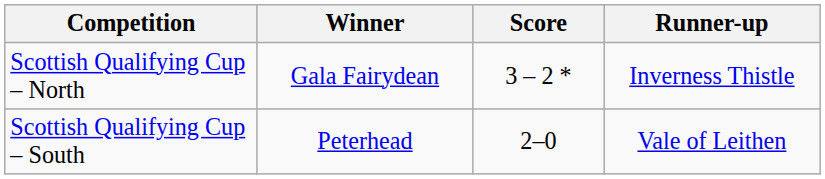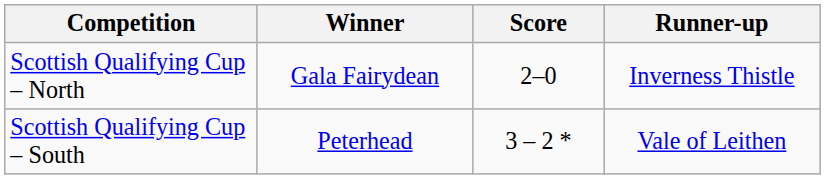(538, 75) 3 – 2 * -> (538, 75) 2–0
(538, 141) 2–0 -> (538, 141) 3 – 2 *
